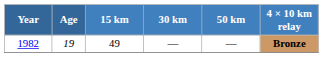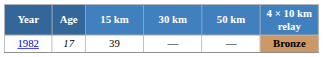(69, 44) 19 -> (69, 44) 17
(115, 44) 49 -> (115, 44) 39
